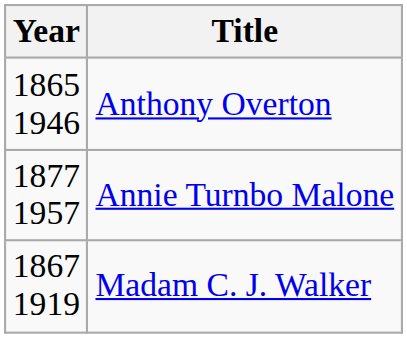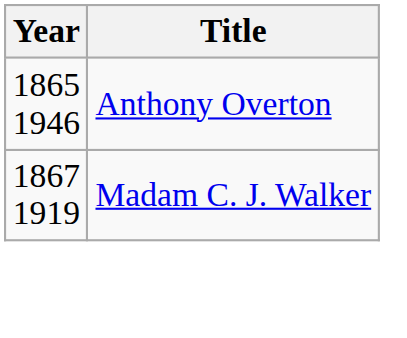- row: (245, 194)
